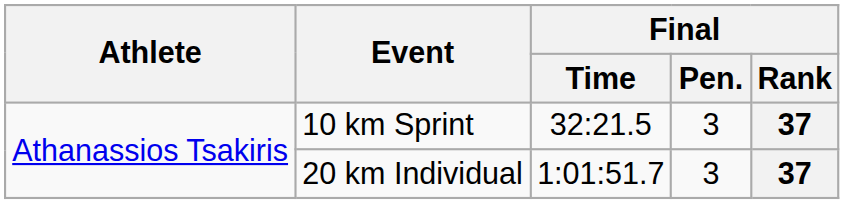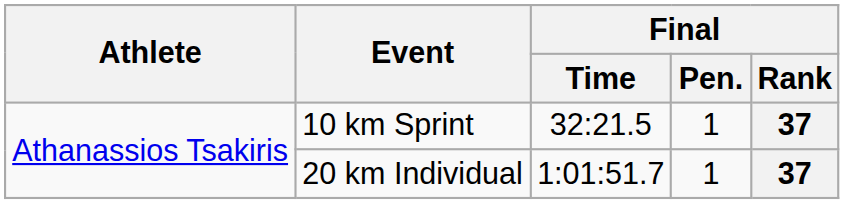(711, 126) 3 -> (711, 126) 1
(711, 174) 3 -> (711, 174) 1
